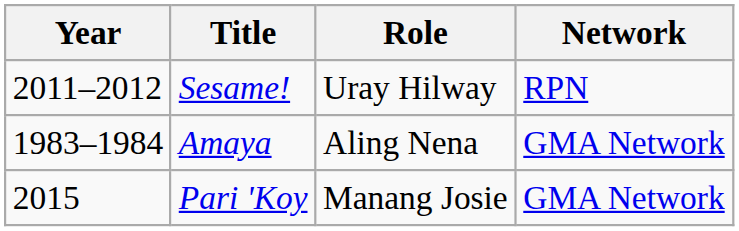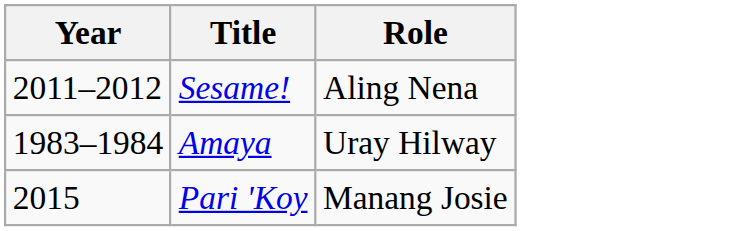- column: (624, 32)
(410, 87) Uray Hilway -> (401, 87) Aling Nena
(401, 142) Aling Nena -> (410, 142) Uray Hilway
